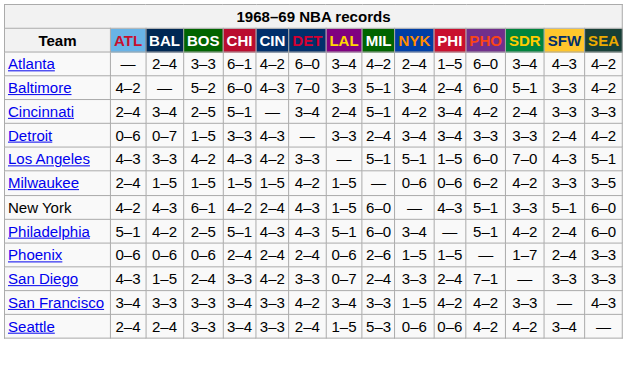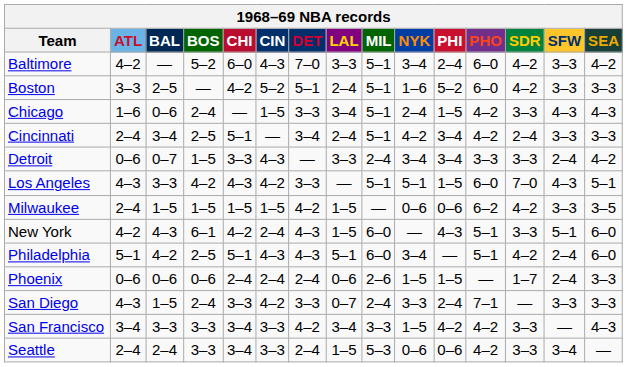- row: (31, 64)
(525, 88) 5–1 -> (525, 64) 4–2
+ row: (31, 88)
+ row: (36, 112)
(525, 326) 4–2 -> (525, 350) 3–3
